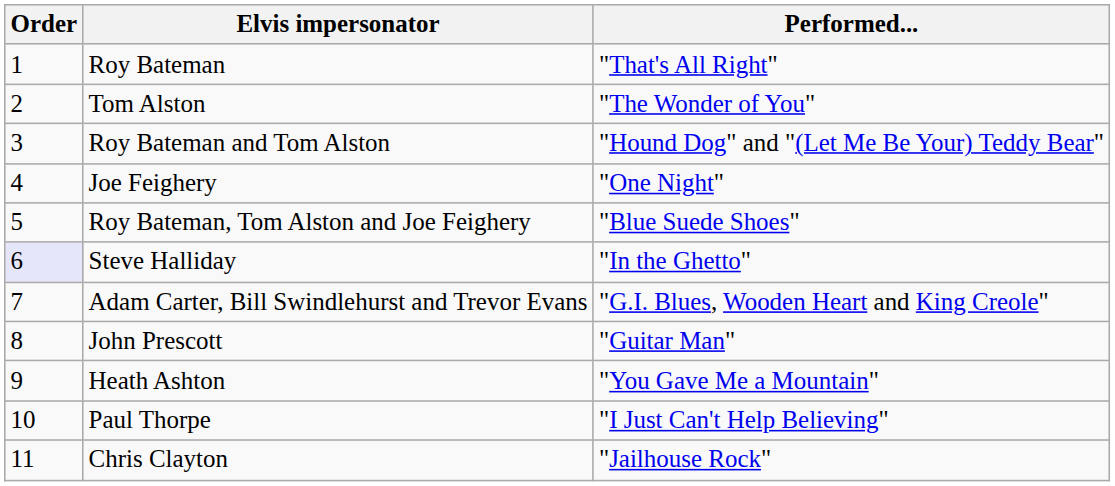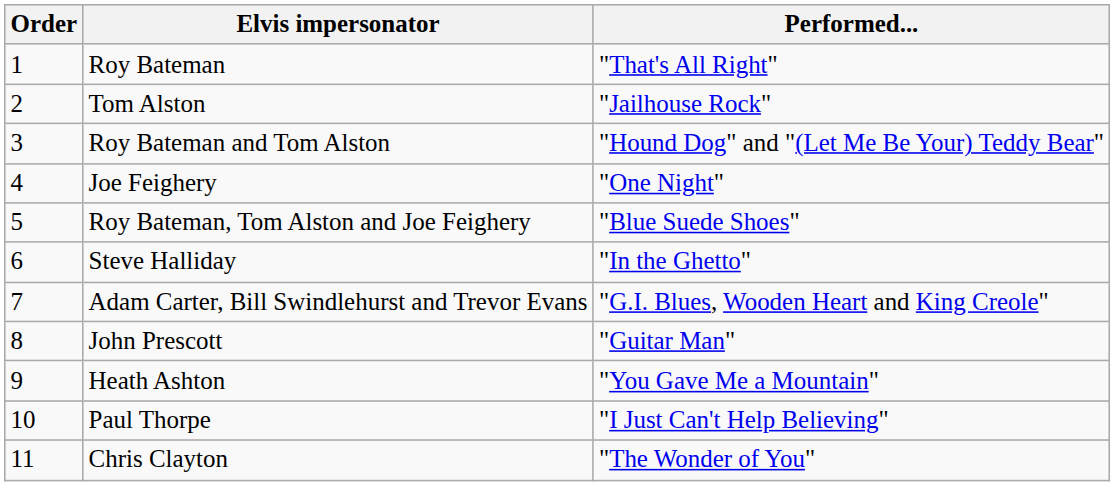(707, 103) "The Wonder of You" -> (685, 103) "Jailhouse Rock"
(17, 261) lavender background -> (17, 261) no background
(685, 459) "Jailhouse Rock" -> (707, 459) "The Wonder of You"
